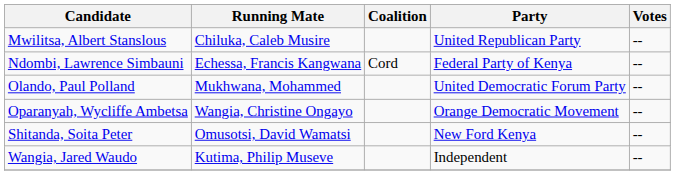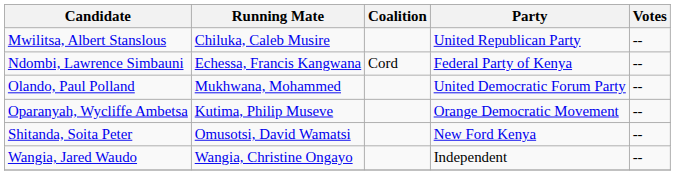(274, 110) Wangia, Christine Ongayo -> (264, 110) Kutima, Philip Museve
(264, 157) Kutima, Philip Museve -> (274, 157) Wangia, Christine Ongayo
